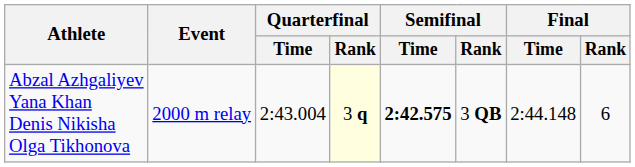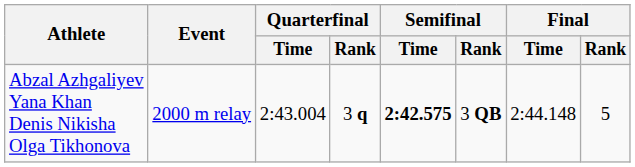(355, 113) lightyellow background -> (355, 113) no background
(606, 113) 6 -> (606, 113) 5
